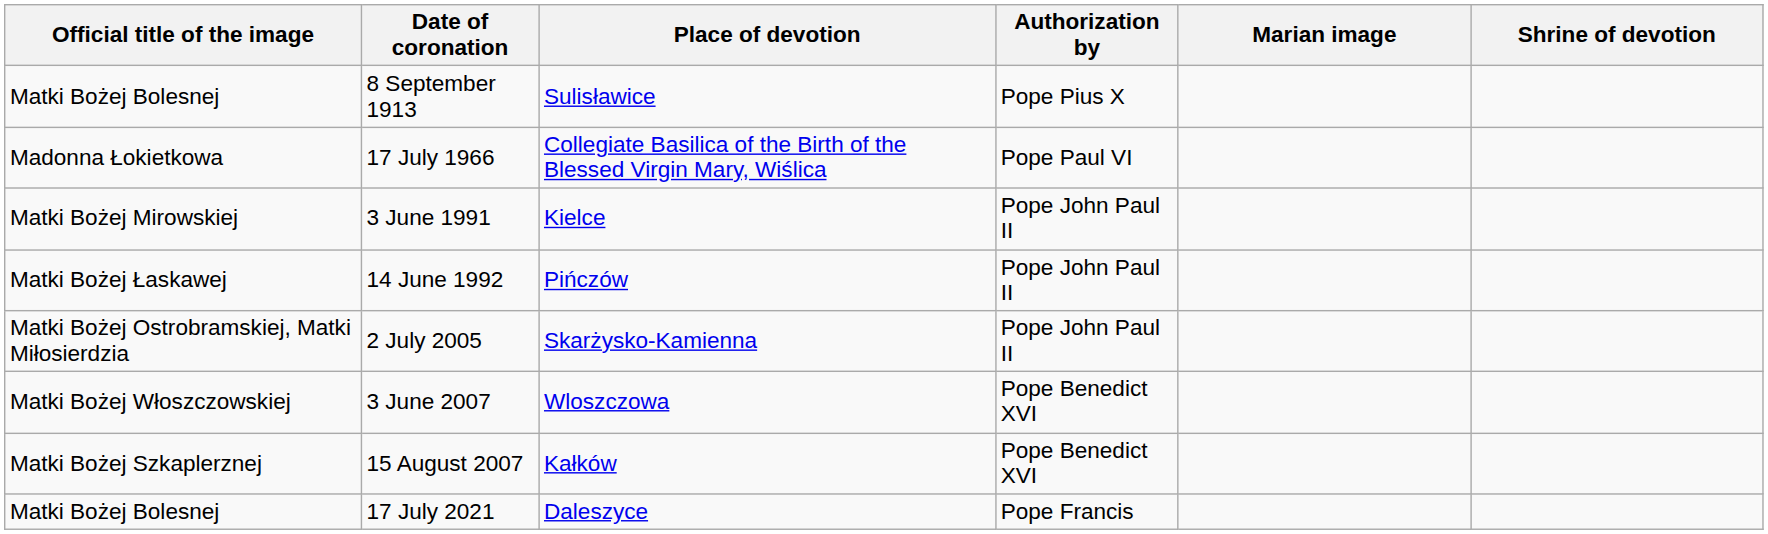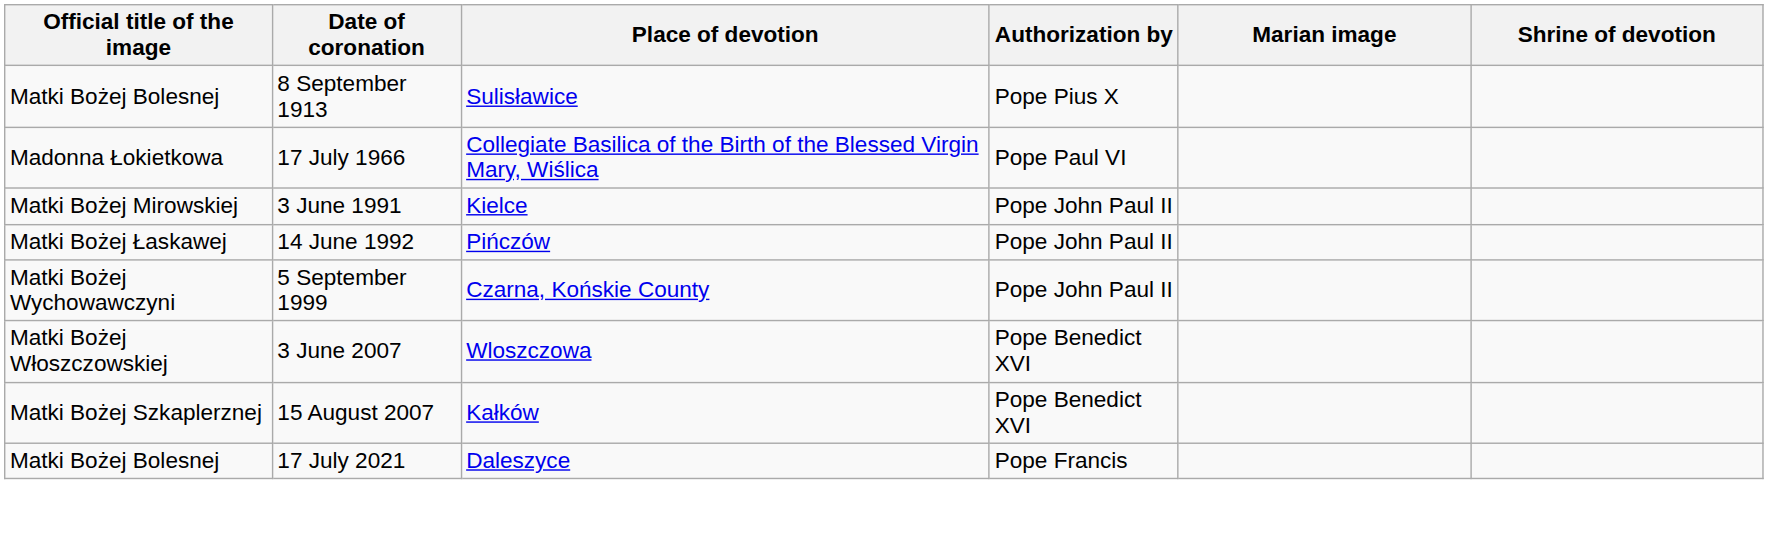+ row: (342, 290)
- row: (424, 340)
